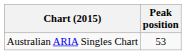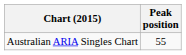(161, 41) 53 -> (161, 41) 55
